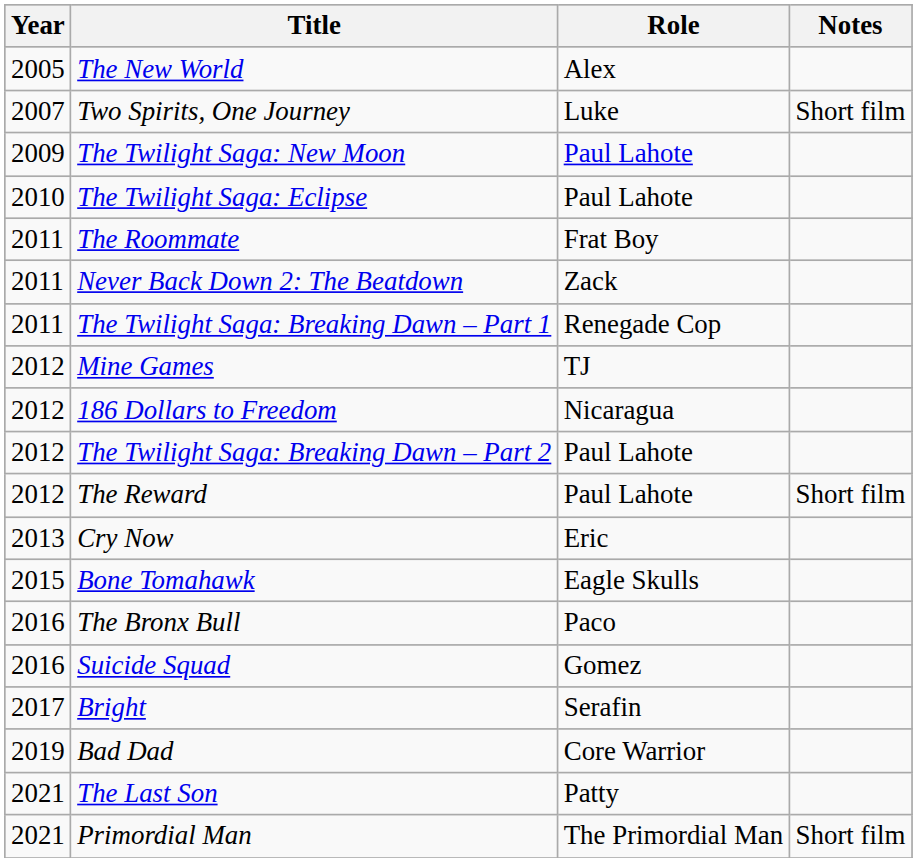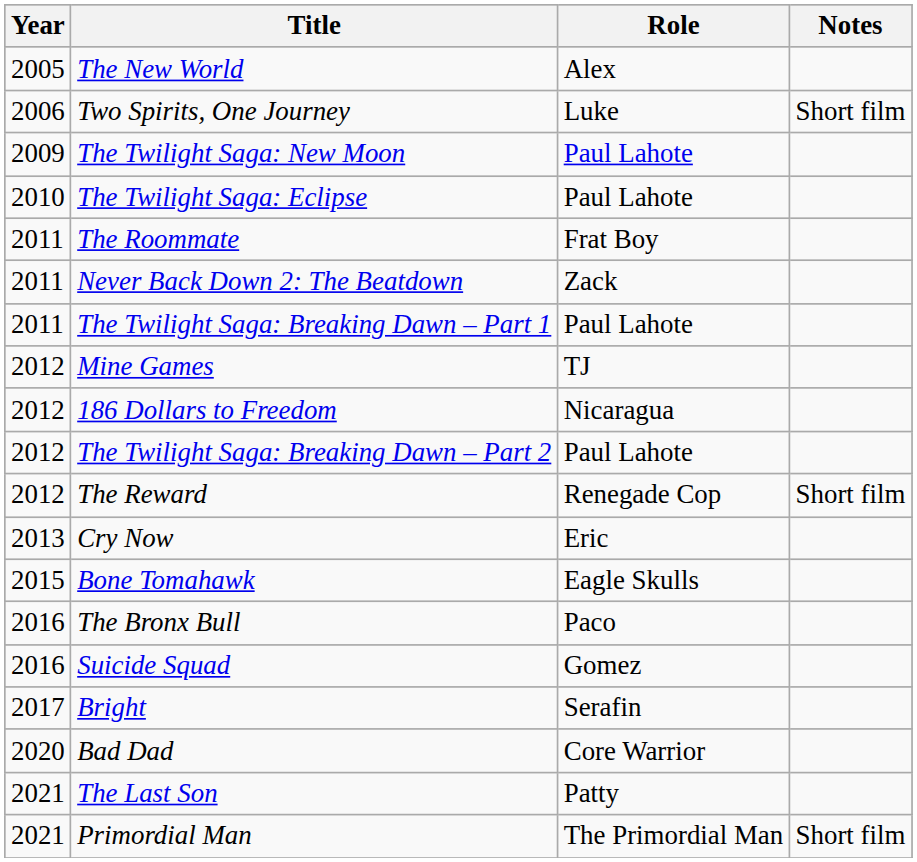(38, 111) 2007 -> (38, 111) 2006
(642, 324) Renegade Cop -> (628, 324) Paul Lahote
(628, 494) Paul Lahote -> (642, 494) Renegade Cop
(38, 750) 2019 -> (38, 750) 2020
